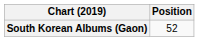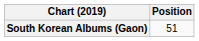(172, 28) 52 -> (172, 28) 51
